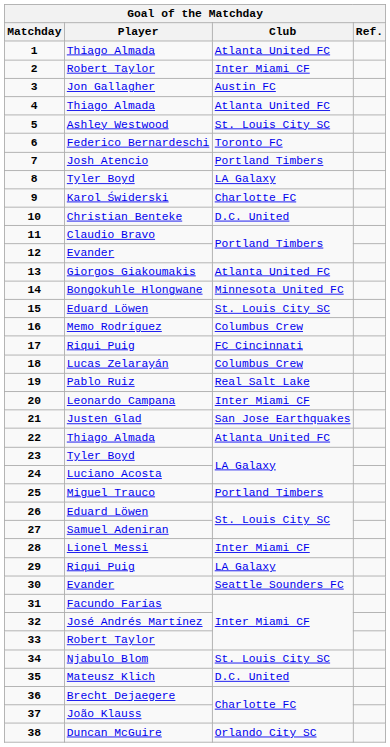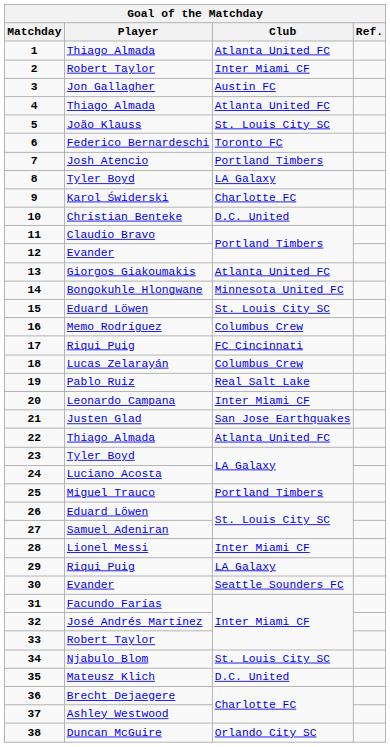(118, 124) Ashley Westwood -> (104, 124) João Klauss
(104, 714) João Klauss -> (118, 714) Ashley Westwood
